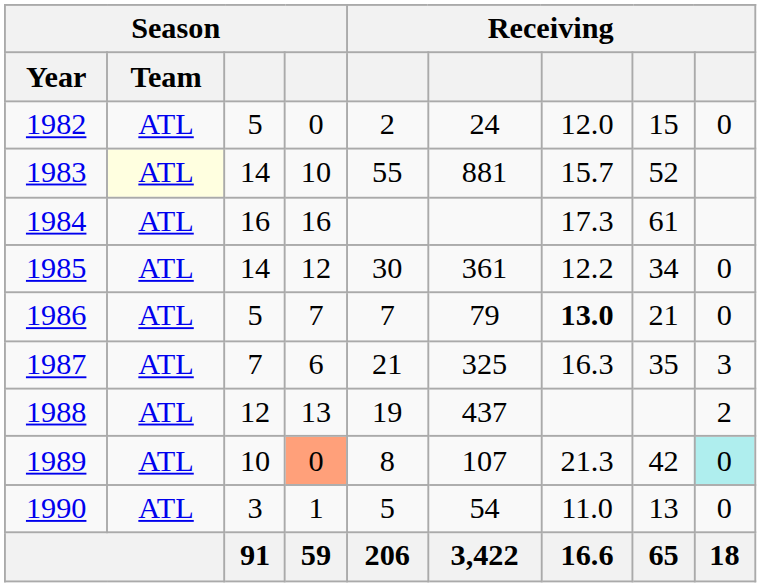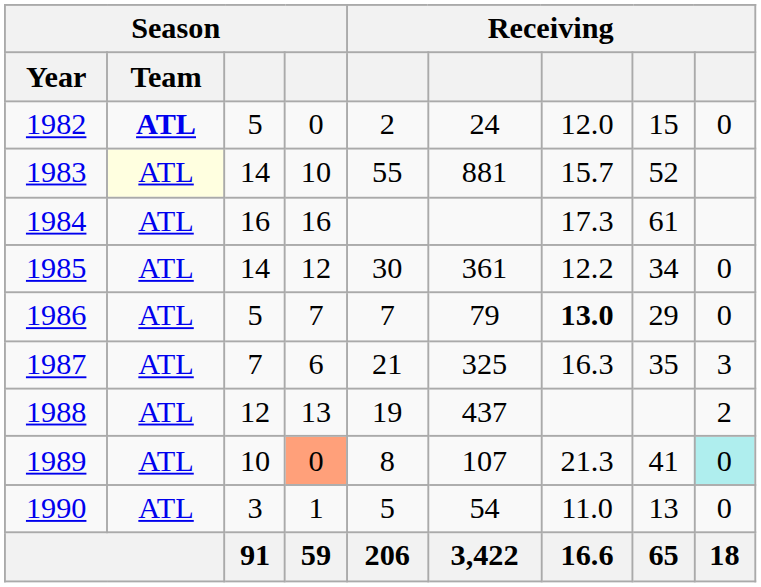(166, 124) normal -> (166, 124) bold
(664, 316) 21 -> (664, 316) 29
(664, 460) 42 -> (664, 460) 41
